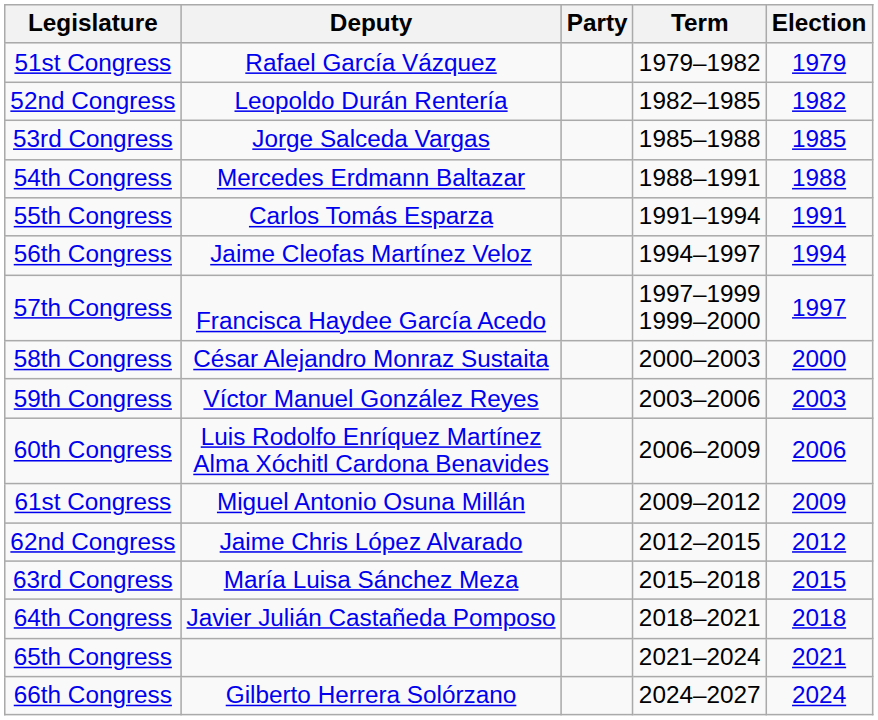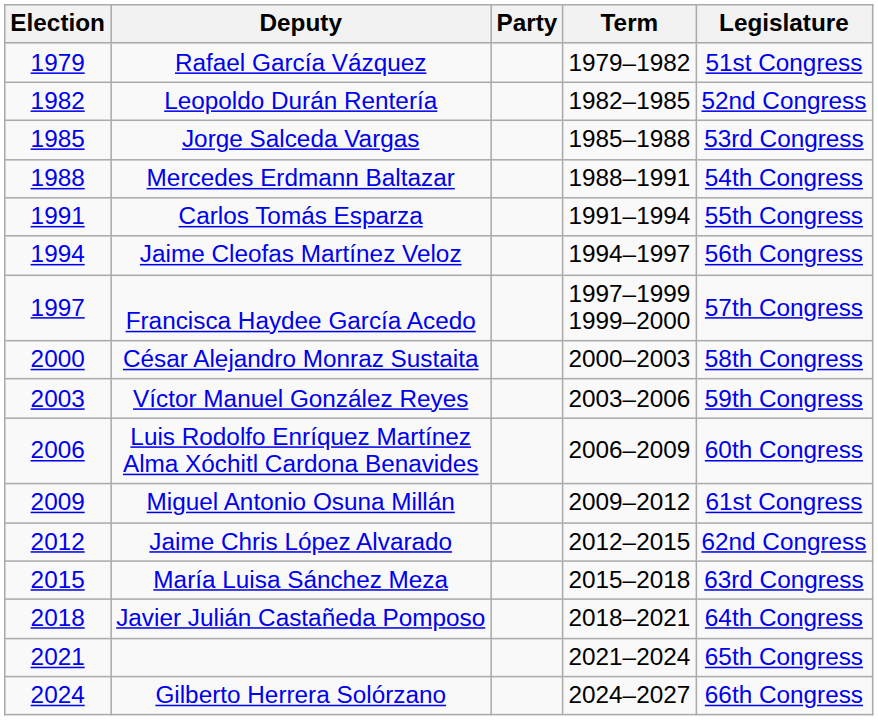columns swapped: (819, 23) <-> (93, 23)
